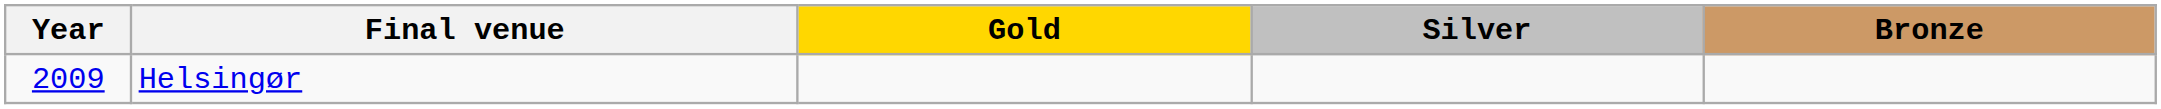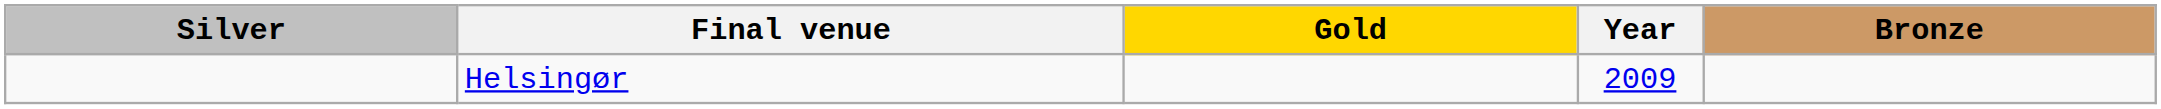columns swapped: (68, 30) <-> (1477, 30)
